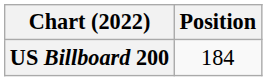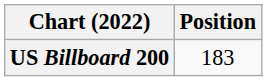(218, 57) 184 -> (218, 57) 183
